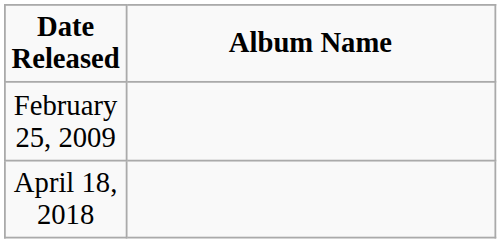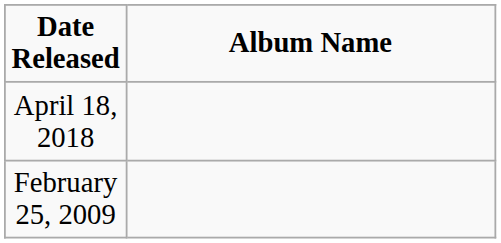rows swapped: (66, 120) <-> (66, 198)
